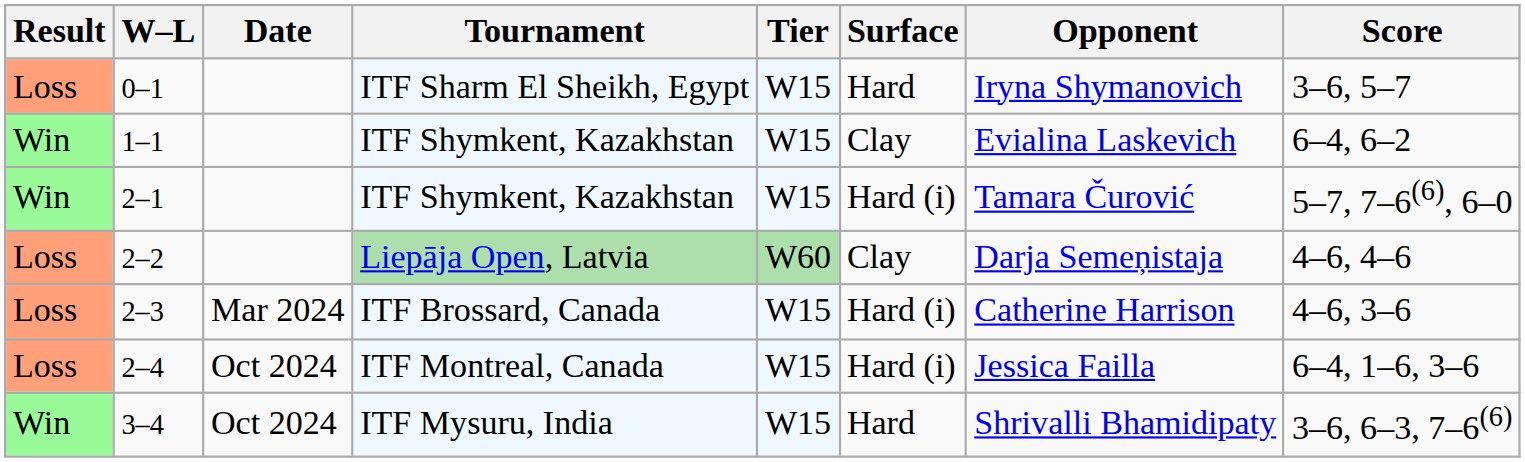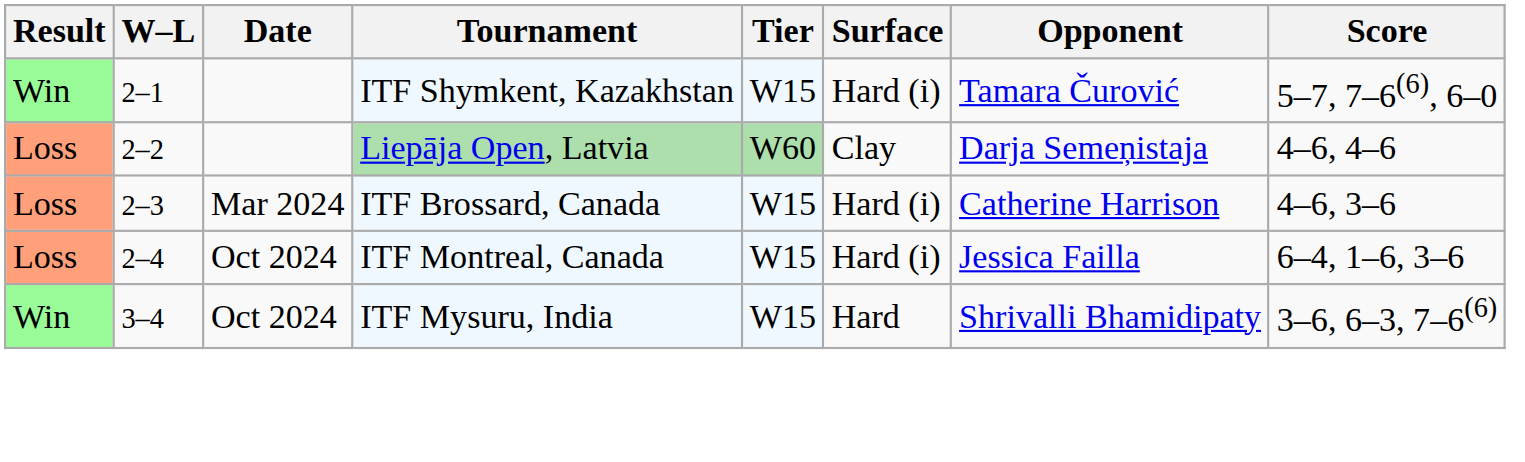- row: (143, 87)
- row: (143, 141)
